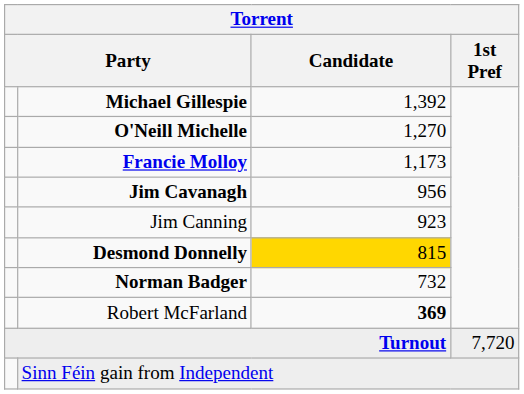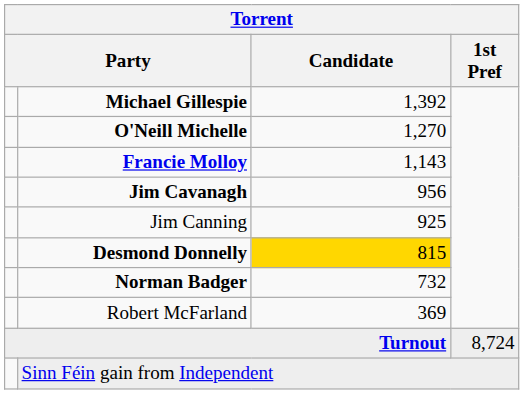(425, 161) 1,173 -> (425, 161) 1,143
(432, 222) 923 -> (432, 222) 925
(432, 312) bold -> (432, 312) normal
(493, 342) 7,720 -> (493, 342) 8,724
